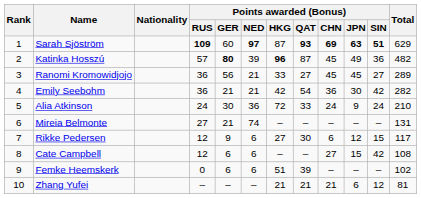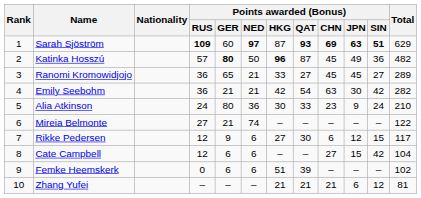(254, 59) 39 -> (254, 59) 50
(228, 75) 56 -> (228, 75) 65
(331, 91) 36 -> (331, 91) 63
(228, 106) 30 -> (228, 106) 80
(280, 106) 72 -> (280, 106) 30
(331, 106) 24 -> (331, 106) 23
(403, 122) 131 -> (403, 122) 122
(403, 153) 108 -> (403, 153) 104
